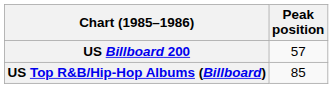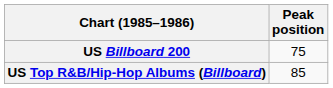(298, 51) 57 -> (298, 51) 75
